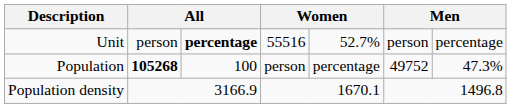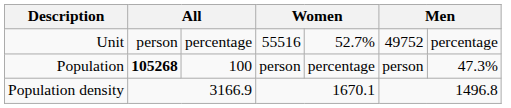(221, 41) bold -> (219, 41) normal
(408, 41) person -> (404, 41) 49752
(409, 66) 49752 -> (403, 66) person
